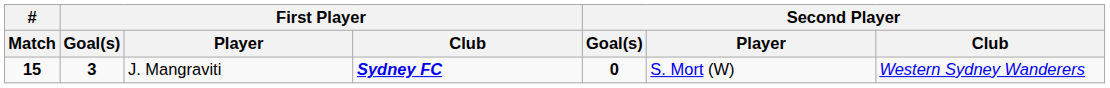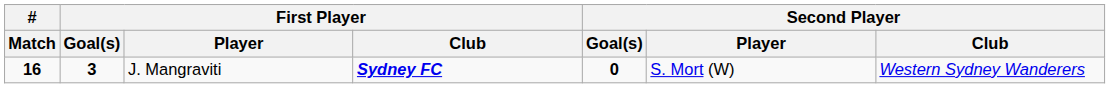(32, 69) 15 -> (32, 69) 16
